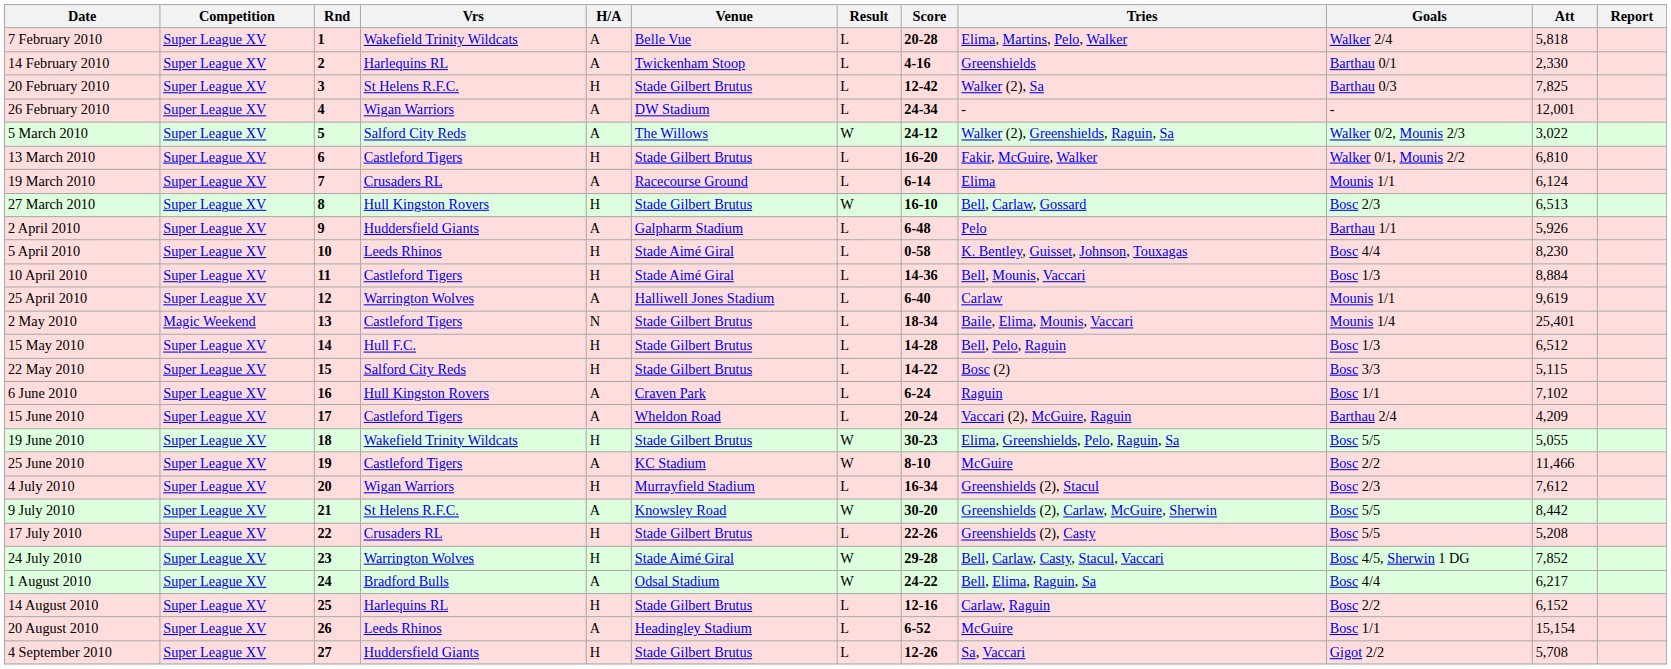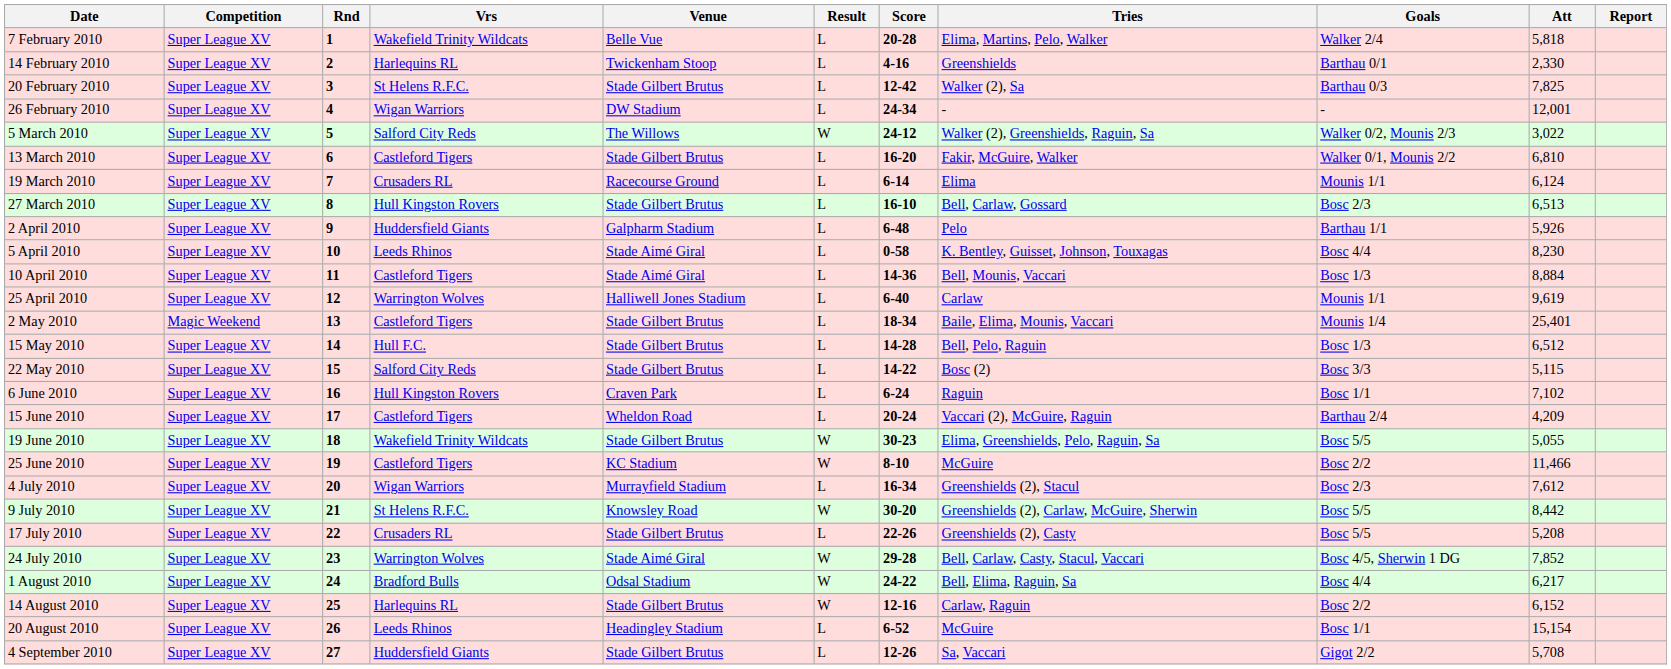- column: (609, 15)
(847, 204) W -> (822, 204) L
(845, 604) L -> (824, 604) W
